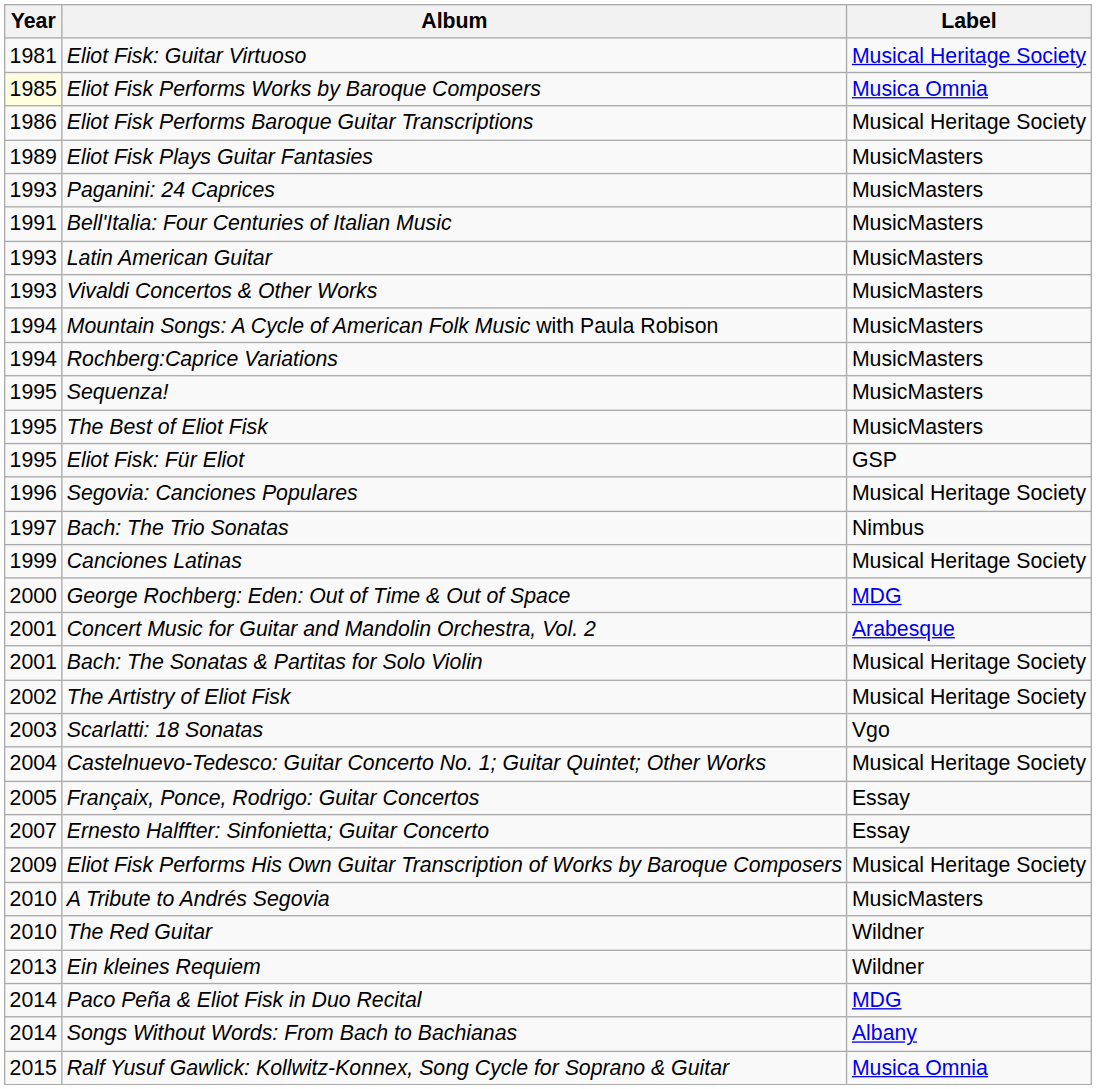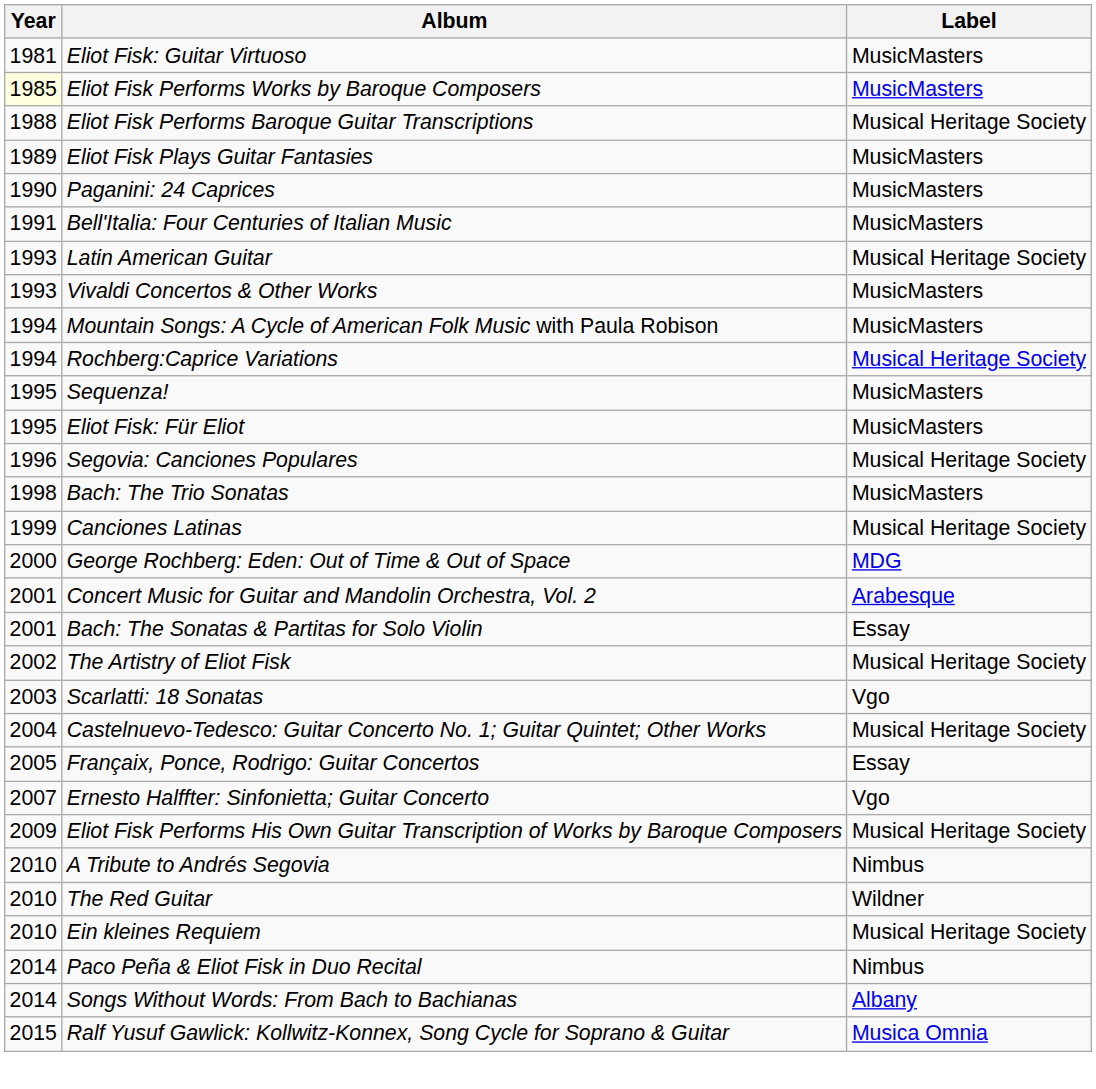(969, 55) Musical Heritage Society -> (918, 55) MusicMasters
(920, 88) Musica Omnia -> (918, 88) MusicMasters
(33, 122) 1986 -> (33, 122) 1988
(33, 190) 1993 -> (33, 190) 1990
(918, 257) MusicMasters -> (969, 257) Musical Heritage Society
(918, 358) MusicMasters -> (969, 358) Musical Heritage Society
- row: (167, 426)
(874, 460) GSP -> (918, 426) MusicMasters
(33, 527) 1997 -> (33, 493) 1998
(888, 527) Nimbus -> (918, 493) MusicMasters
(969, 662) Musical Heritage Society -> (881, 628) Essay
(881, 831) Essay -> (871, 797) Vgo
(918, 898) MusicMasters -> (888, 865) Nimbus
(33, 966) 2013 -> (33, 932) 2010
(888, 966) Wildner -> (969, 932) Musical Heritage Society
(877, 1000) MDG -> (888, 966) Nimbus
